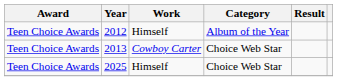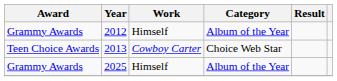(53, 31) Teen Choice Awards -> (45, 31) Grammy Awards
(53, 66) Teen Choice Awards -> (45, 66) Grammy Awards
(244, 66) Choice Web Star -> (248, 66) Album of the Year
